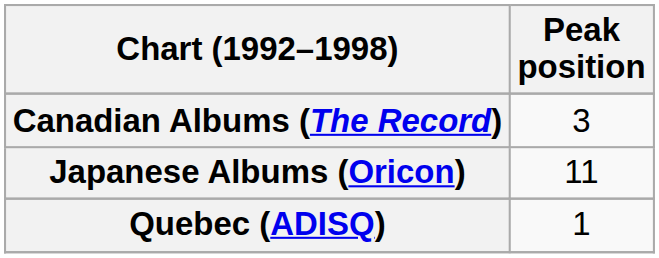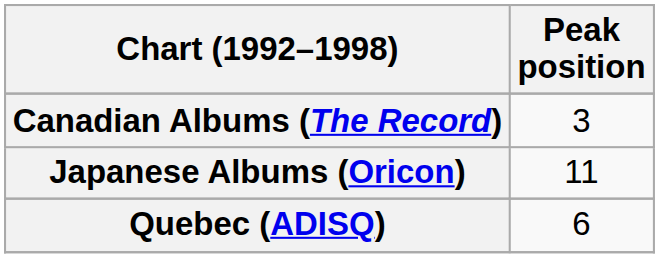(581, 224) 1 -> (581, 224) 6
